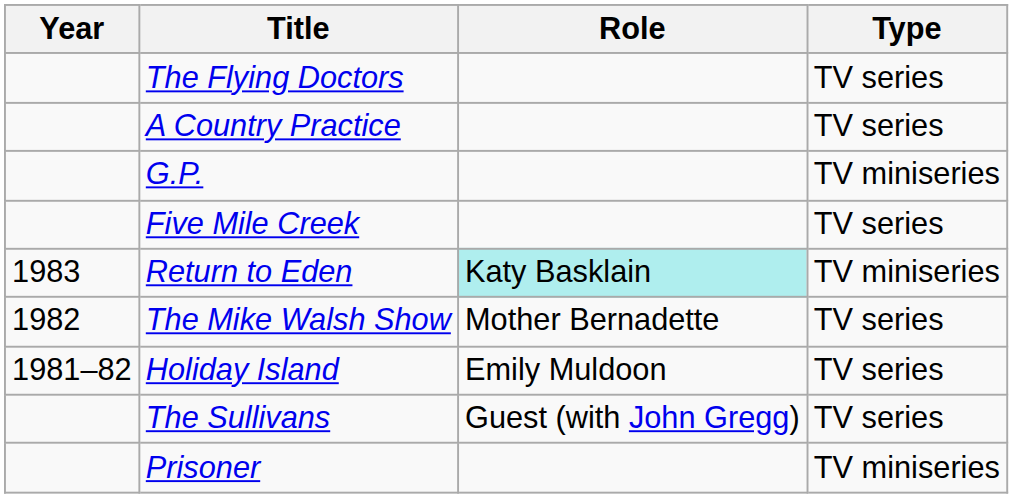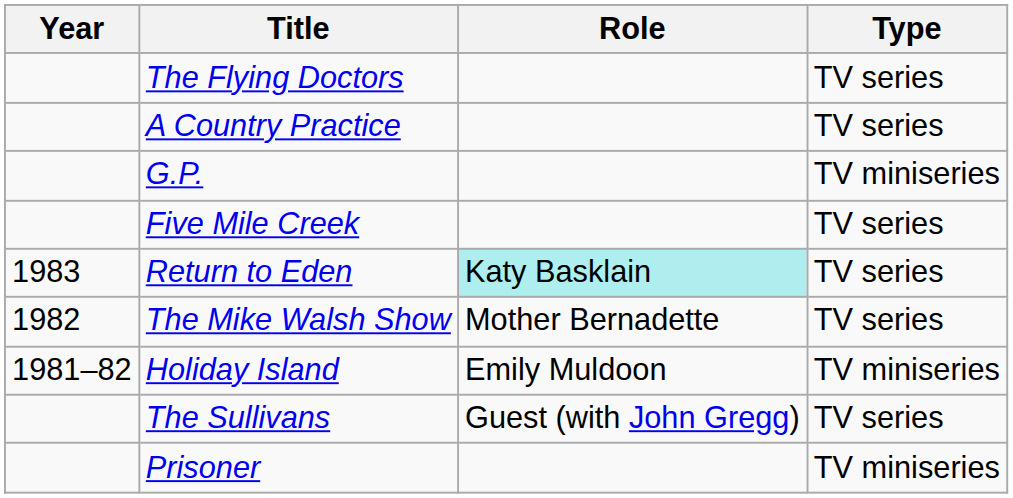(907, 272) TV miniseries -> (879, 272) TV series
(879, 369) TV series -> (907, 369) TV miniseries
